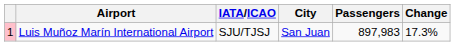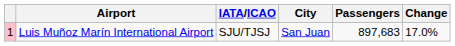(379, 31) 897,983 -> (379, 31) 897,683
(422, 31) 17.3% -> (422, 31) 17.0%
